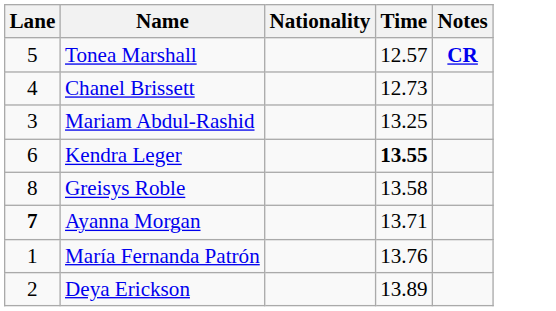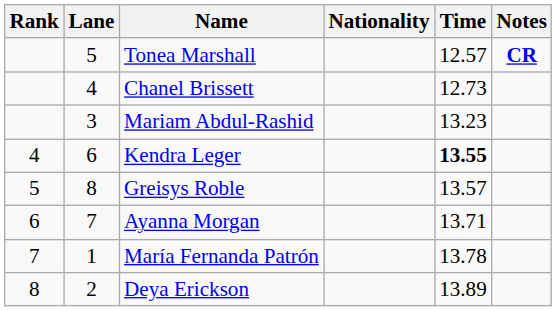+ column: (34, 21)
(404, 121) 13.25 -> (463, 121) 13.23
(404, 188) 13.58 -> (463, 188) 13.57
(32, 222) bold -> (91, 222) normal
(404, 255) 13.76 -> (463, 255) 13.78
